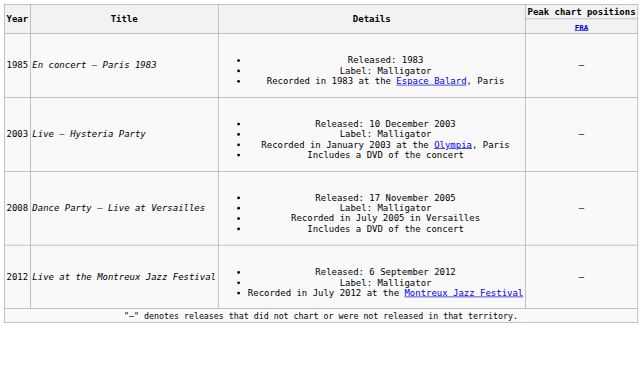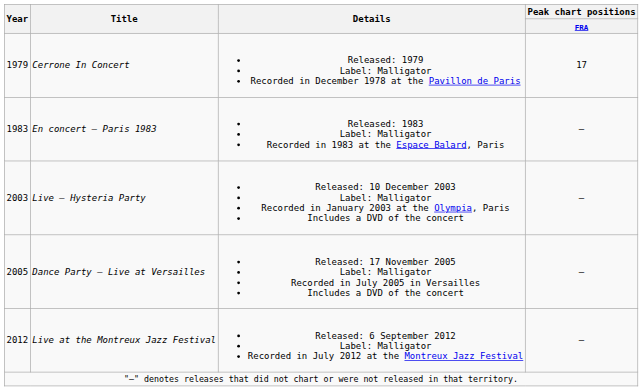+ row: (81, 65)
(17, 65) 1985 -> (17, 129) 1983
(17, 208) 2008 -> (17, 272) 2005
